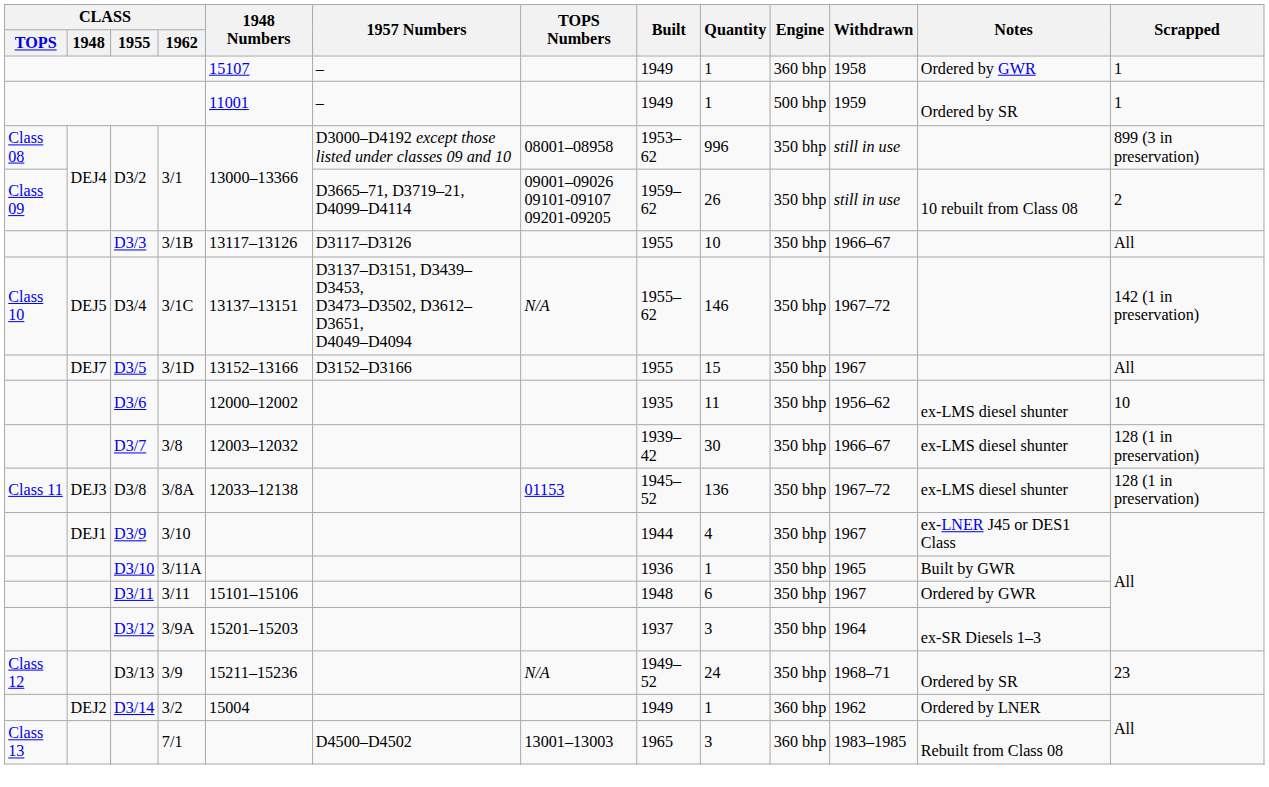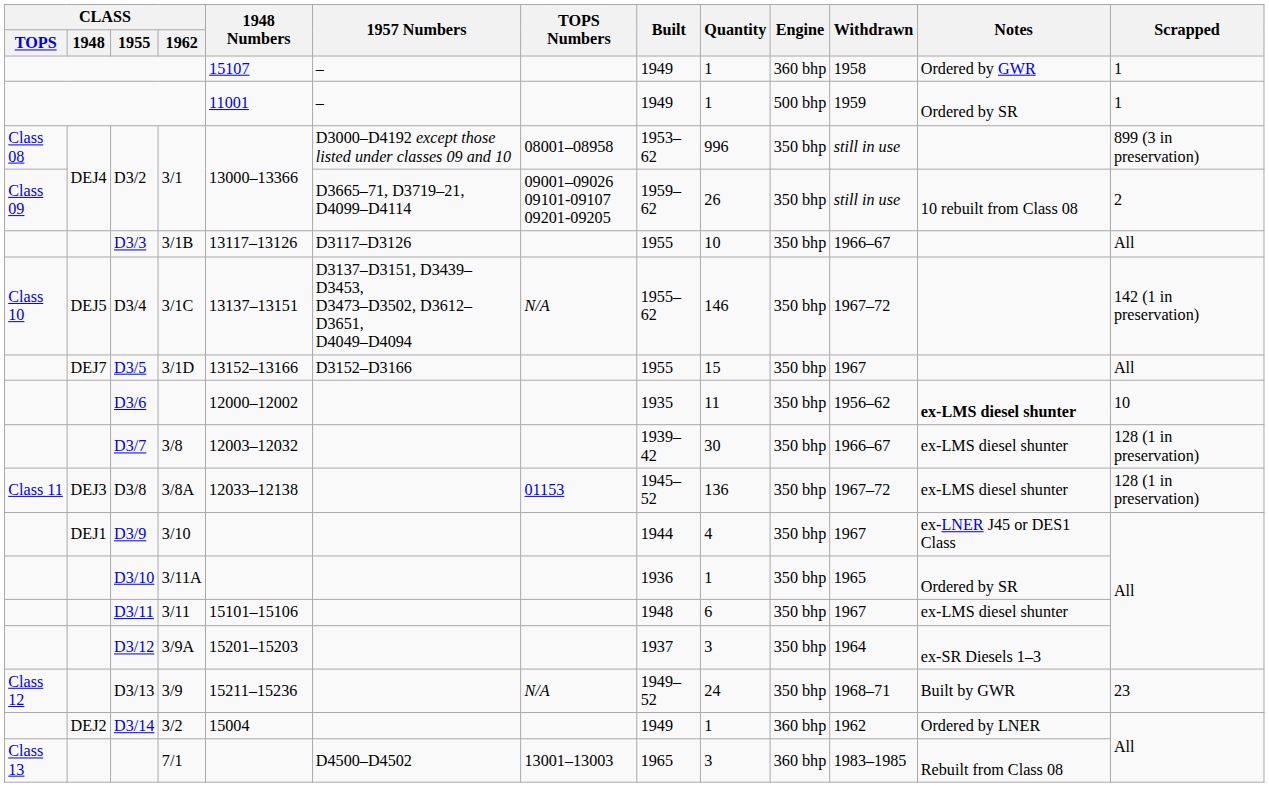(994, 411) normal -> (998, 411) bold
(968, 568) Built by GWR -> (969, 586) Ordered by SR
(978, 594) Ordered by GWR -> (994, 612) ex-LMS diesel shunter
(969, 681) Ordered by SR -> (968, 690) Built by GWR
